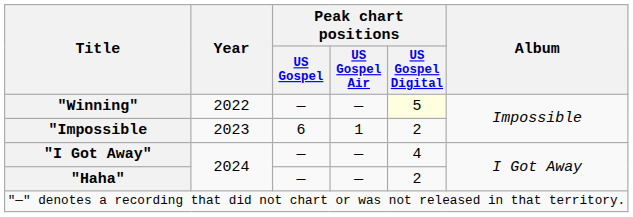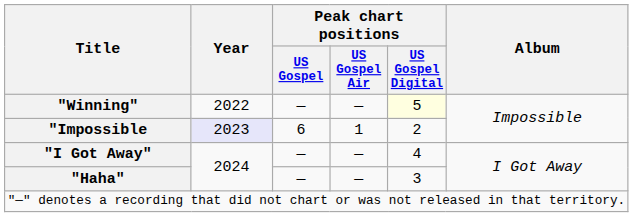(232, 130) no background -> (232, 130) lavender background
(417, 179) 2 -> (417, 179) 3
